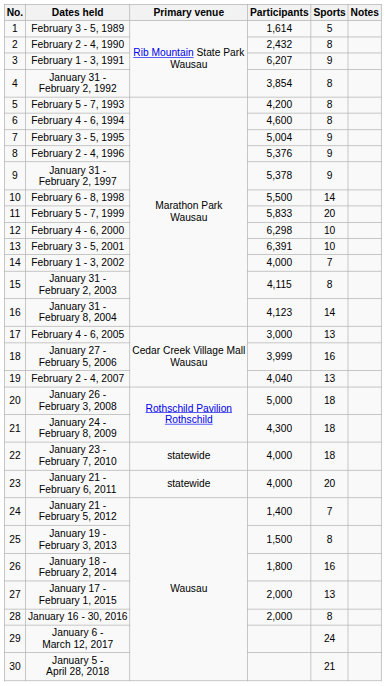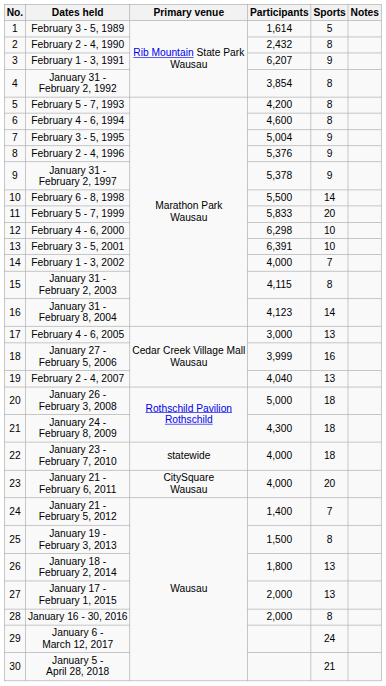(189, 484) statewide -> (189, 484) CitySquare Wausau
(330, 567) 16 -> (330, 567) 13
